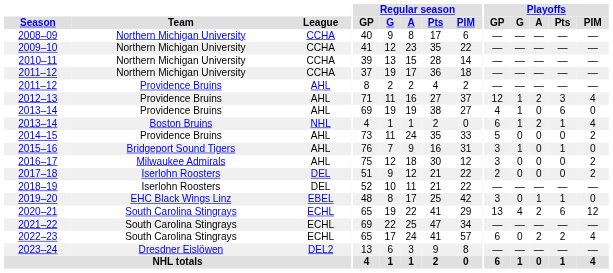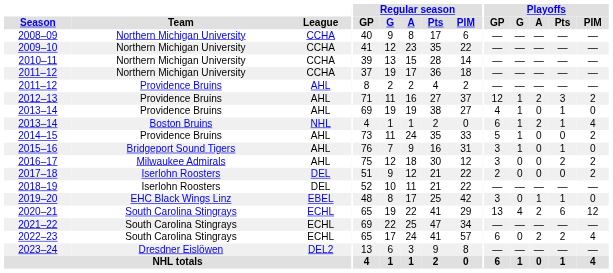(593, 98) 4 -> (593, 98) 2
(562, 111) 6 -> (562, 111) 1
(520, 136) 0 -> (520, 136) 1
(562, 161) 0 -> (562, 161) 2
